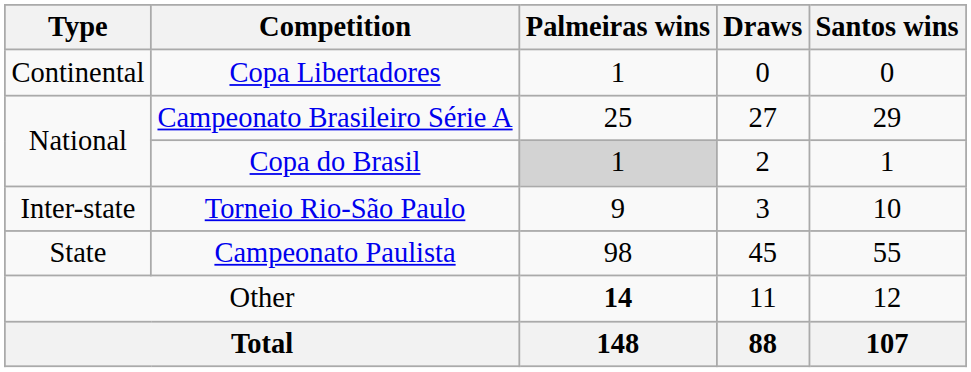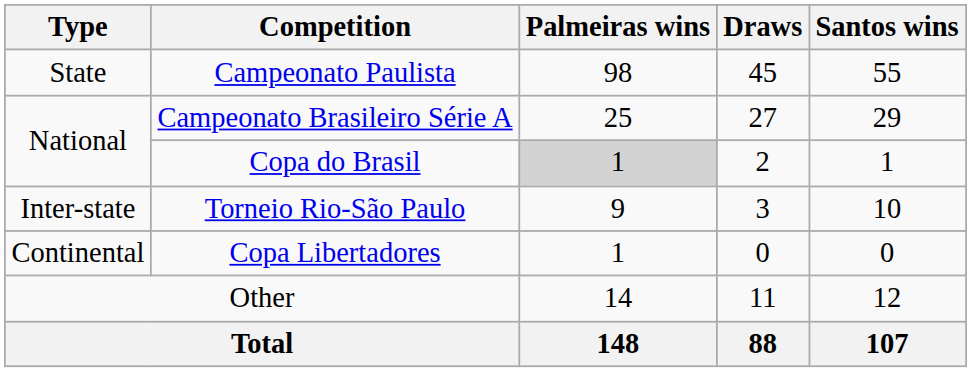rows swapped: (335, 72) <-> (335, 252)
(618, 298) bold -> (618, 298) normal
